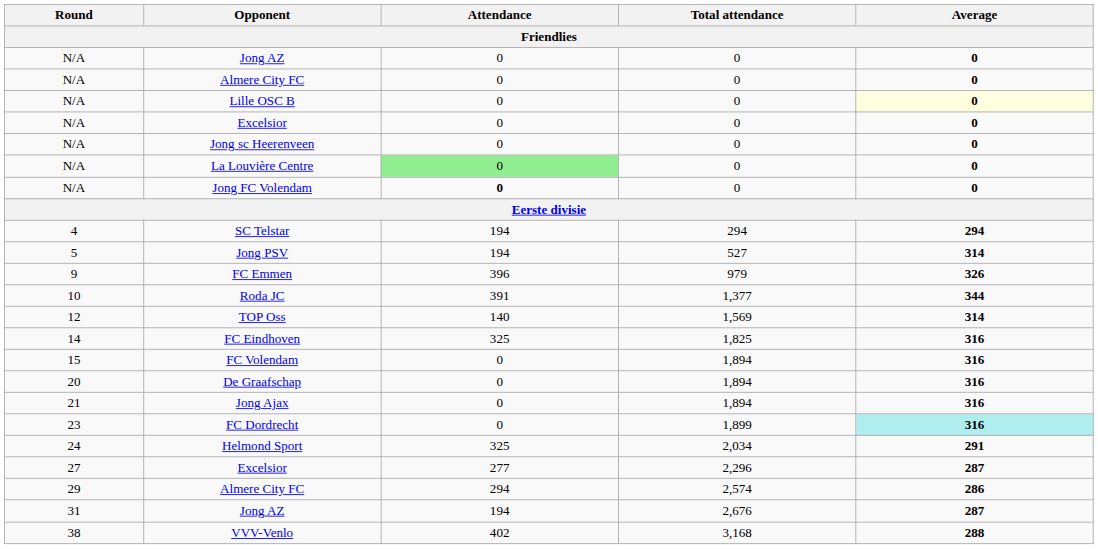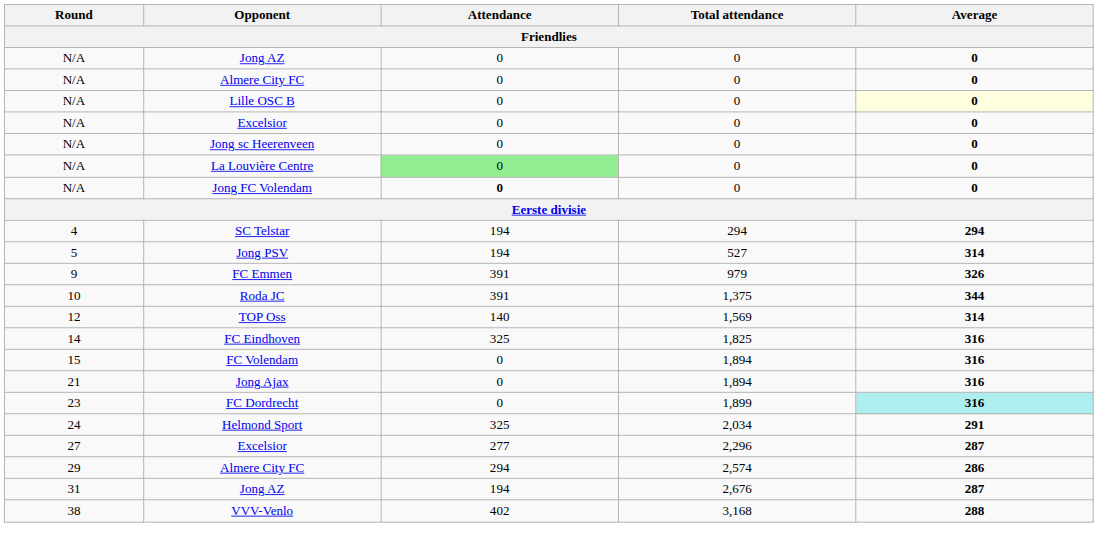(500, 274) 396 -> (500, 274) 391
(737, 295) 1,377 -> (737, 295) 1,375
- row: (74, 381)
